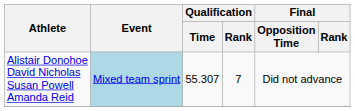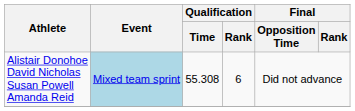(202, 79) 55.307 -> (202, 79) 55.308
(238, 79) 7 -> (238, 79) 6
